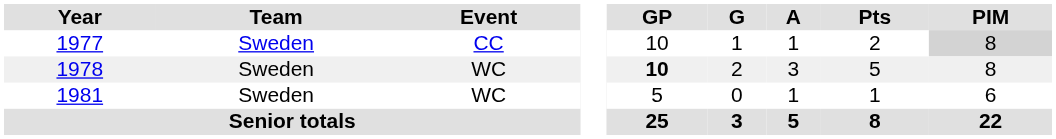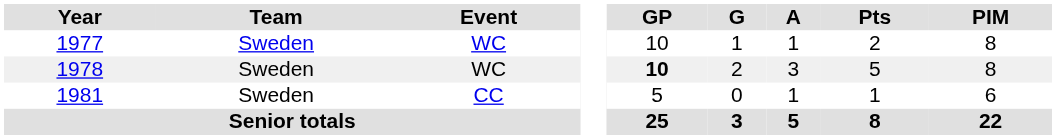(489, 43) CC -> (489, 43) WC
(991, 43) lightgrey background -> (991, 43) no background
(489, 95) WC -> (489, 95) CC
